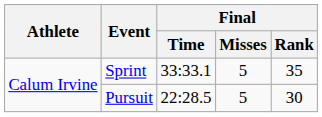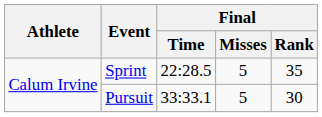(186, 71) 33:33.1 -> (186, 71) 22:28.5
(186, 97) 22:28.5 -> (186, 97) 33:33.1
